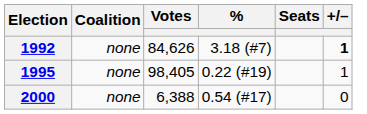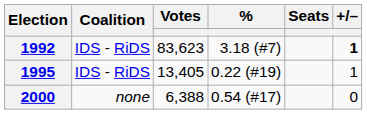(123, 48) none -> (112, 48) IDS - RiDS
(171, 48) 84,626 -> (181, 48) 83,623
(123, 72) none -> (112, 72) IDS - RiDS
(171, 72) 98,405 -> (181, 72) 13,405
